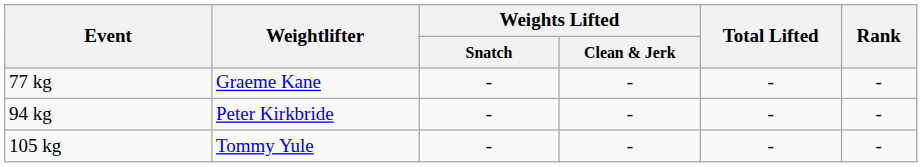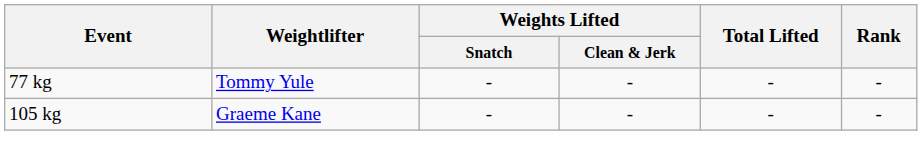(268, 83) Graeme Kane -> (265, 83) Tommy Yule
- row: (30, 114)
(265, 145) Tommy Yule -> (268, 114) Graeme Kane
